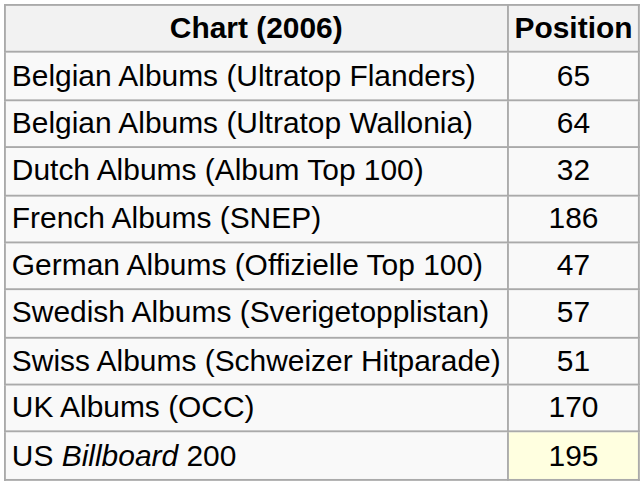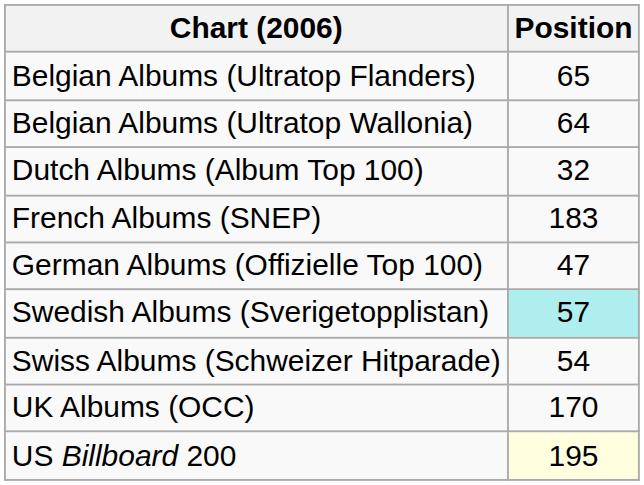(573, 218) 186 -> (573, 218) 183
(573, 312) no background -> (573, 312) paleturquoise background
(573, 360) 51 -> (573, 360) 54
